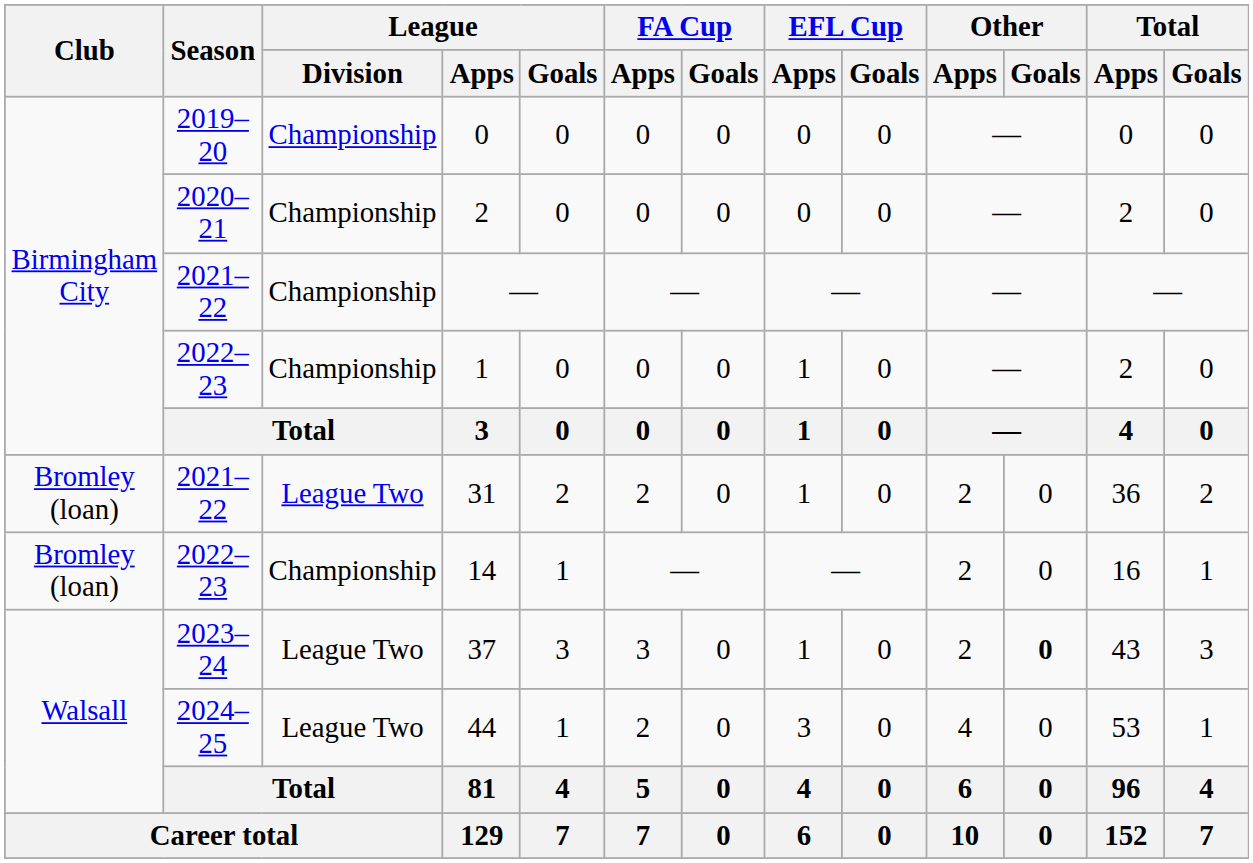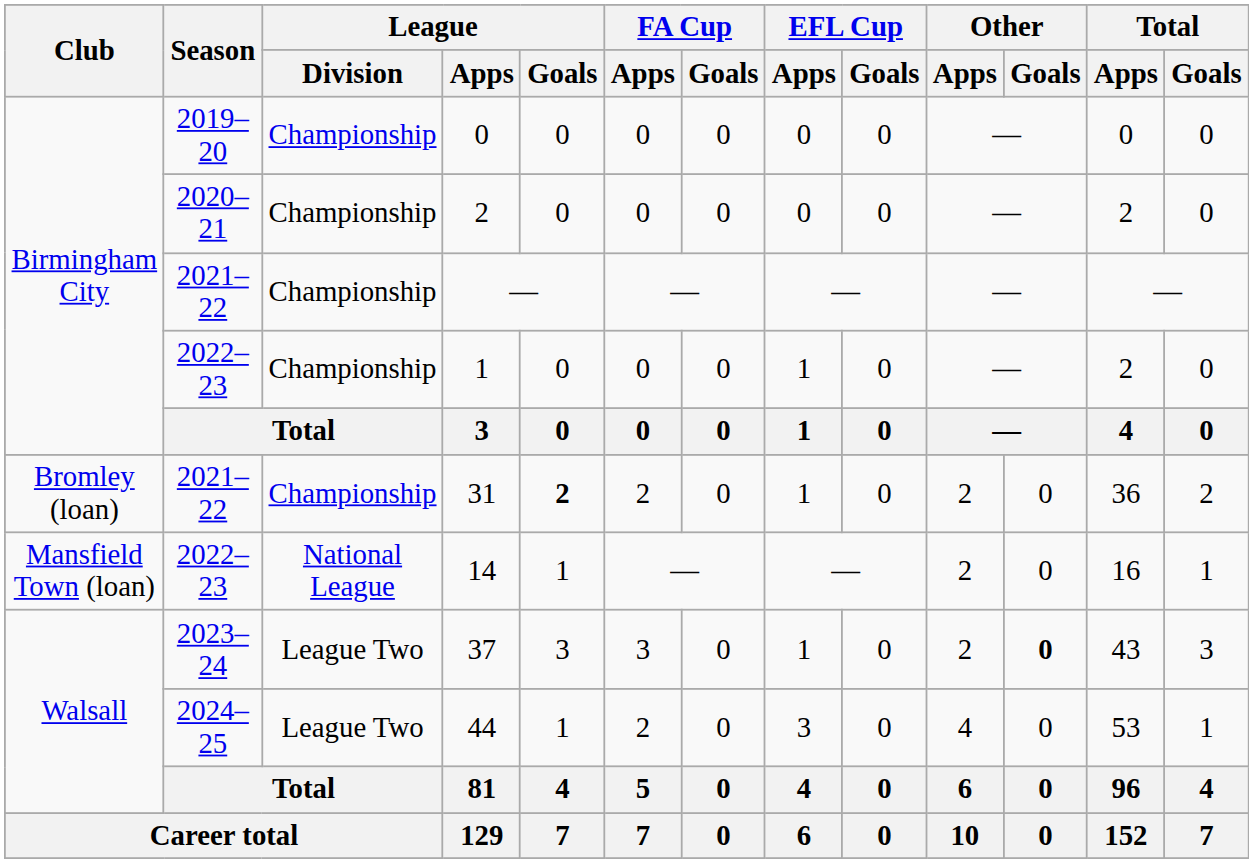(353, 492) League Two -> (353, 492) Championship
(562, 492) normal -> (562, 492) bold
(84, 570) Bromley (loan) -> (84, 570) Mansfield Town (loan)
(353, 570) Championship -> (353, 570) National League
